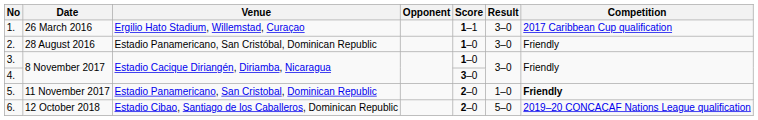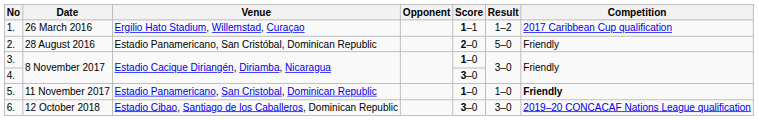(503, 28) 3–0 -> (503, 28) 1–2
(469, 44) 1–0 -> (469, 44) 2–0
(503, 44) 3–0 -> (503, 44) 5–0
(469, 91) 2–0 -> (469, 91) 1–0
(469, 107) 2–0 -> (469, 107) 3–0
(503, 107) 5–0 -> (503, 107) 3–0
